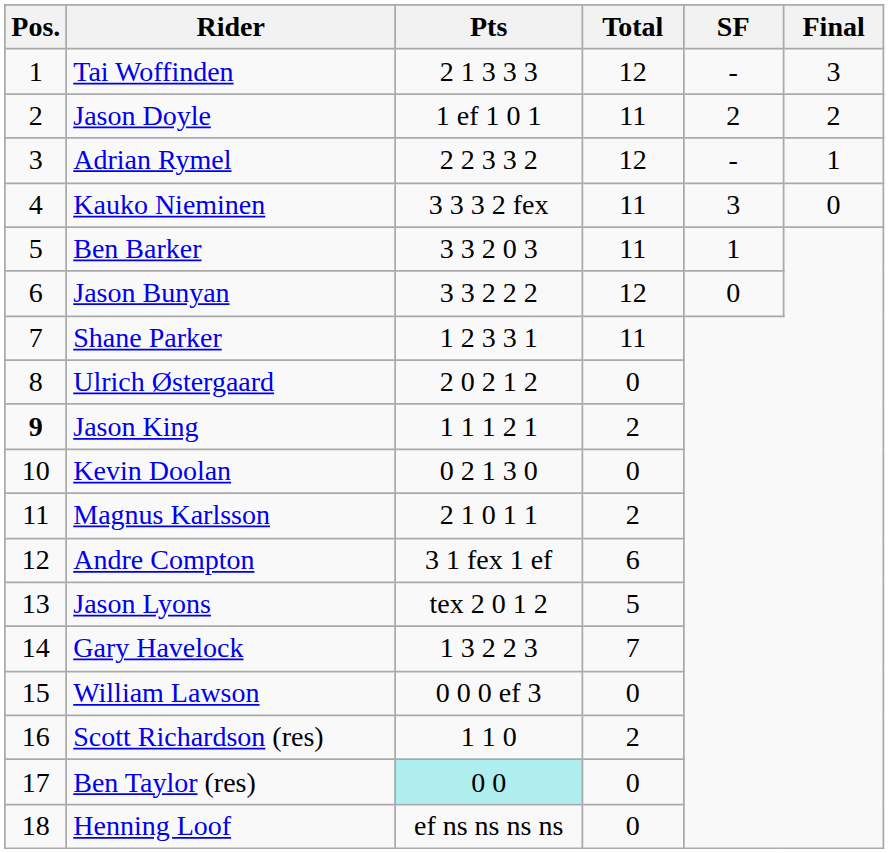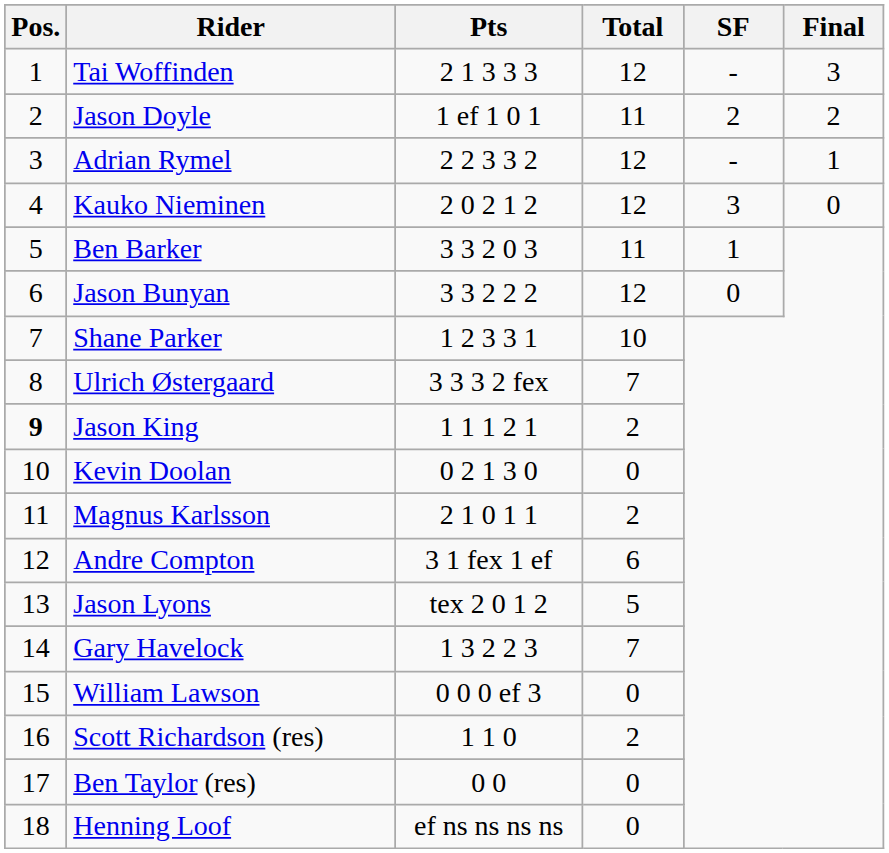(489, 204) 3 3 3 2 fex -> (489, 204) 2 0 2 1 2
(633, 204) 11 -> (633, 204) 12
(633, 337) 11 -> (633, 337) 10
(489, 381) 2 0 2 1 2 -> (489, 381) 3 3 3 2 fex
(633, 381) 0 -> (633, 381) 7
(489, 781) paleturquoise background -> (489, 781) no background
